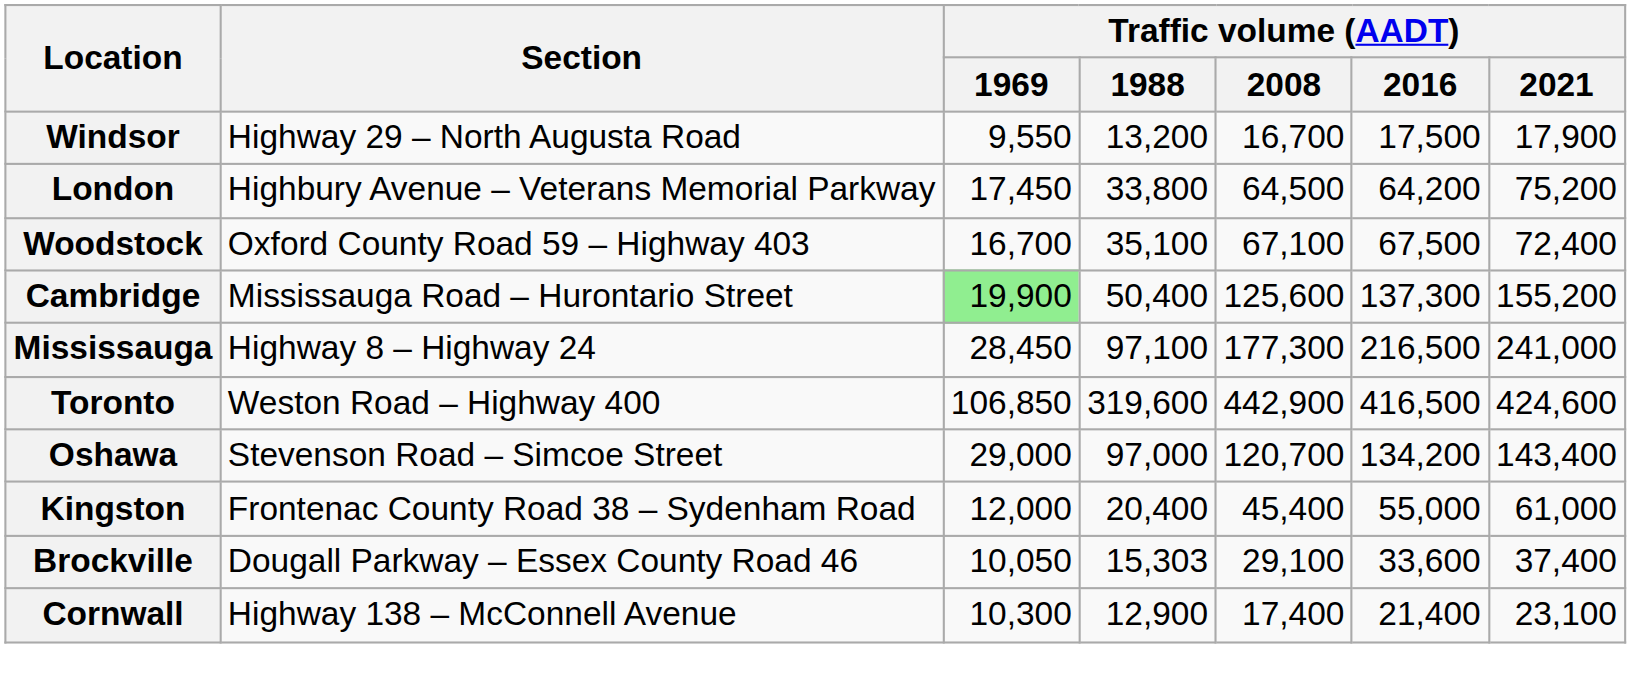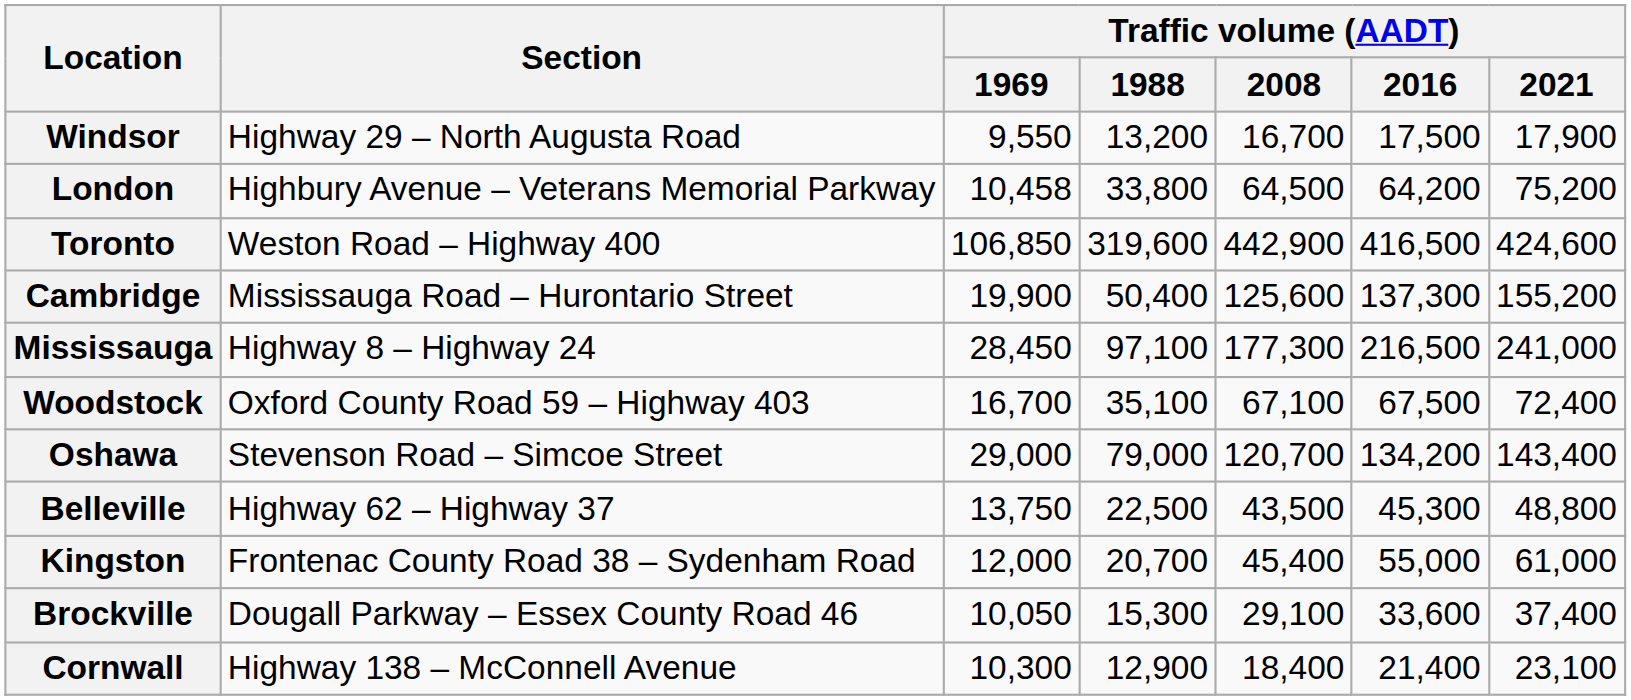(1021, 190) 17,450 -> (1021, 190) 10,458
rows swapped: (113, 243) <-> (113, 402)
(1021, 296) lightgreen background -> (1021, 296) no background
(1157, 455) 97,000 -> (1157, 455) 79,000
+ row: (113, 508)
(1157, 508) 20,400 -> (1157, 561) 20,700
(1157, 561) 15,303 -> (1157, 614) 15,300
(1293, 614) 17,400 -> (1293, 667) 18,400
